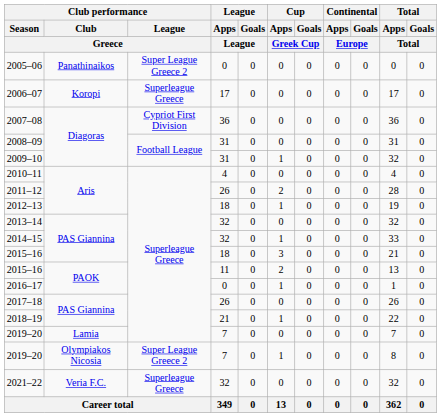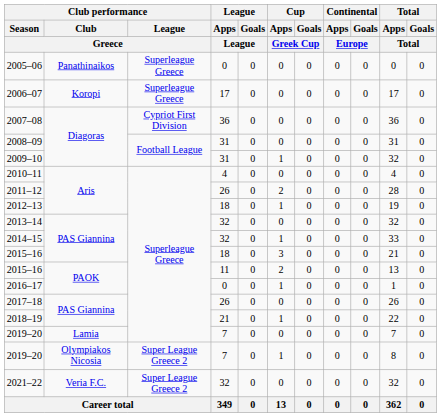(169, 66) Super League Greece 2 -> (169, 66) Superleague Greece
(169, 383) Superleague Greece -> (169, 383) Super League Greece 2
